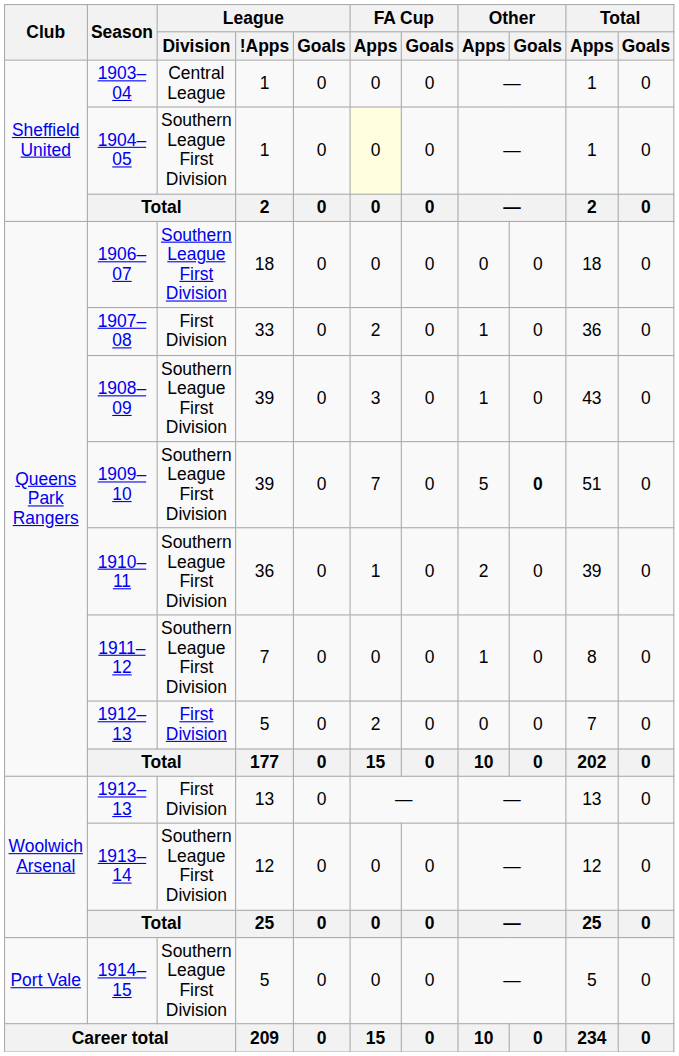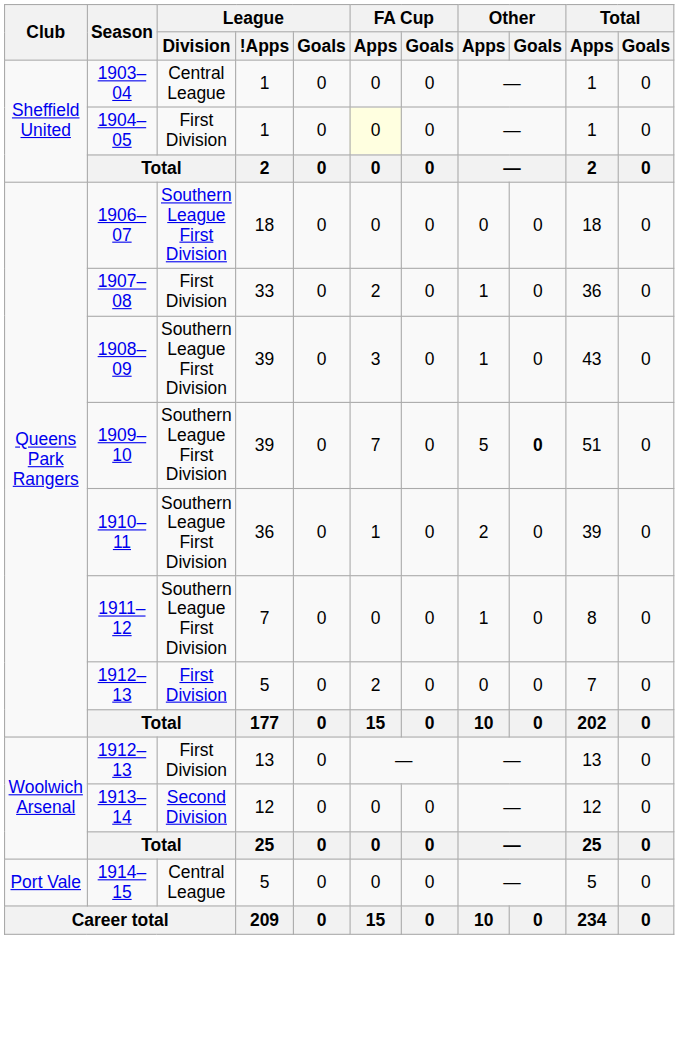(196, 150) Southern League First Division -> (196, 130) First Division
(196, 866) Southern League First Division -> (196, 807) Second Division
(196, 980) Southern League First Division -> (196, 882) Central League
